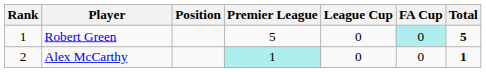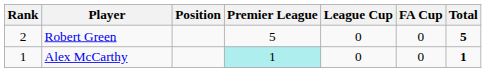(23, 36) 1 -> (23, 36) 2
(421, 36) paleturquoise background -> (421, 36) no background
(23, 57) 2 -> (23, 57) 1
